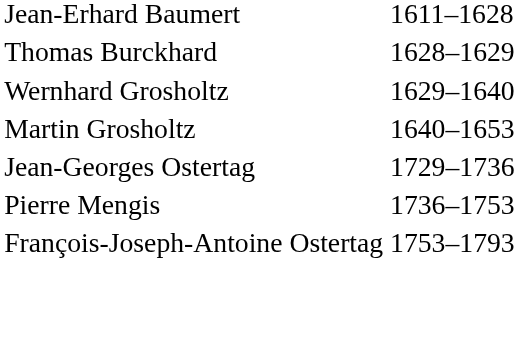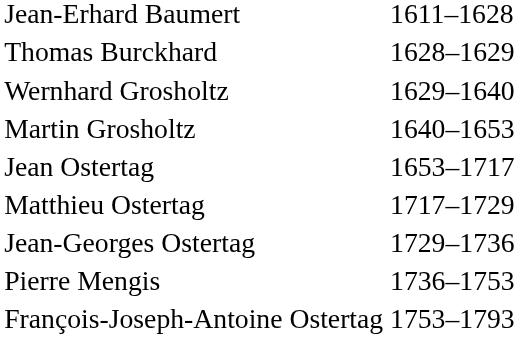+ row: (79, 166)
+ row: (105, 204)
